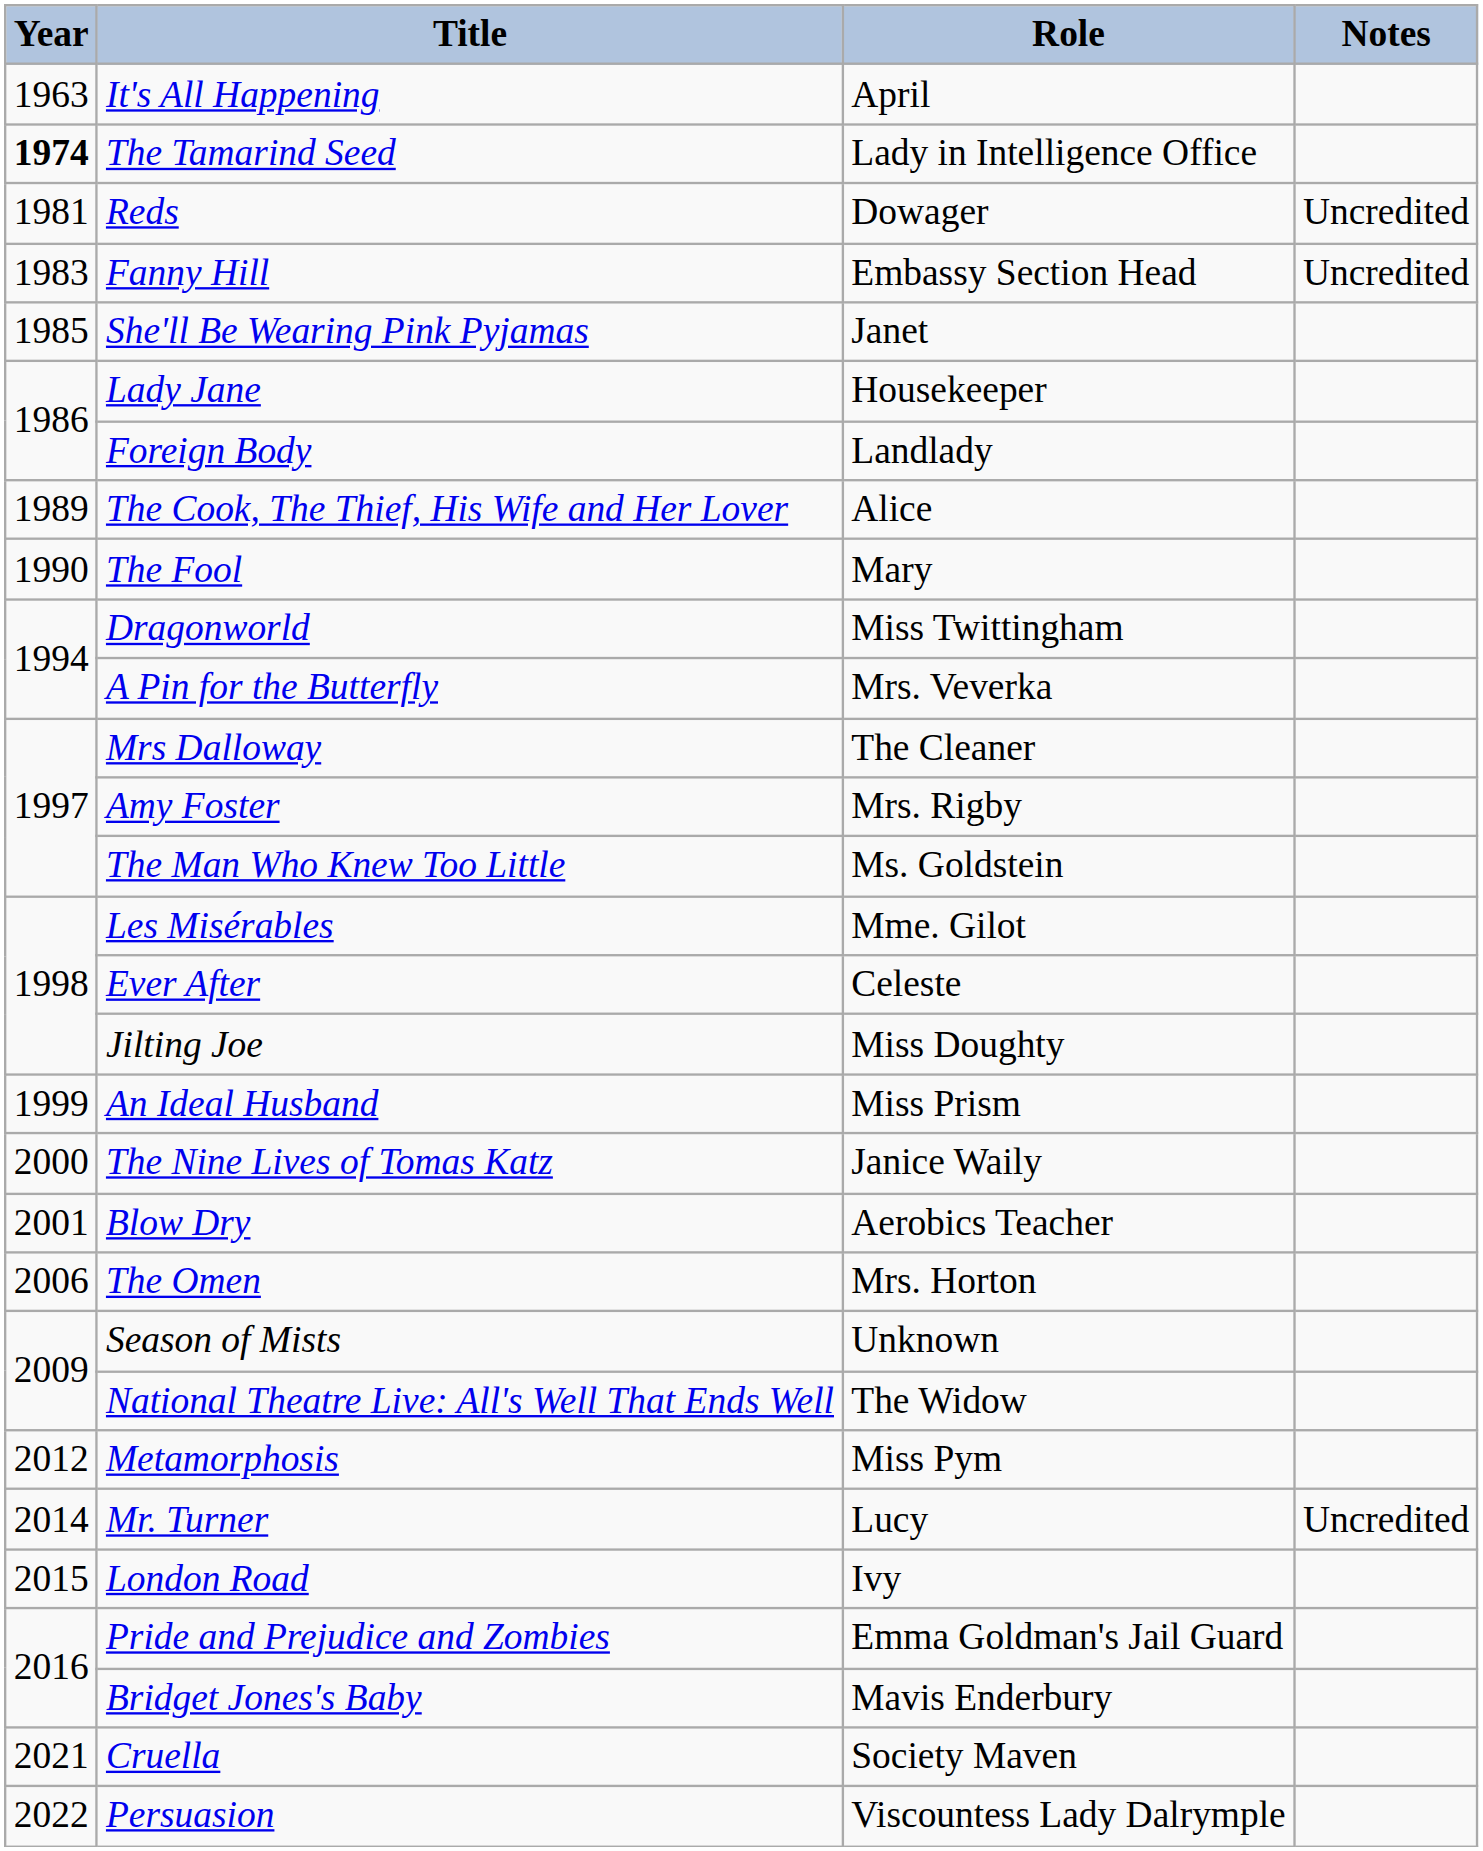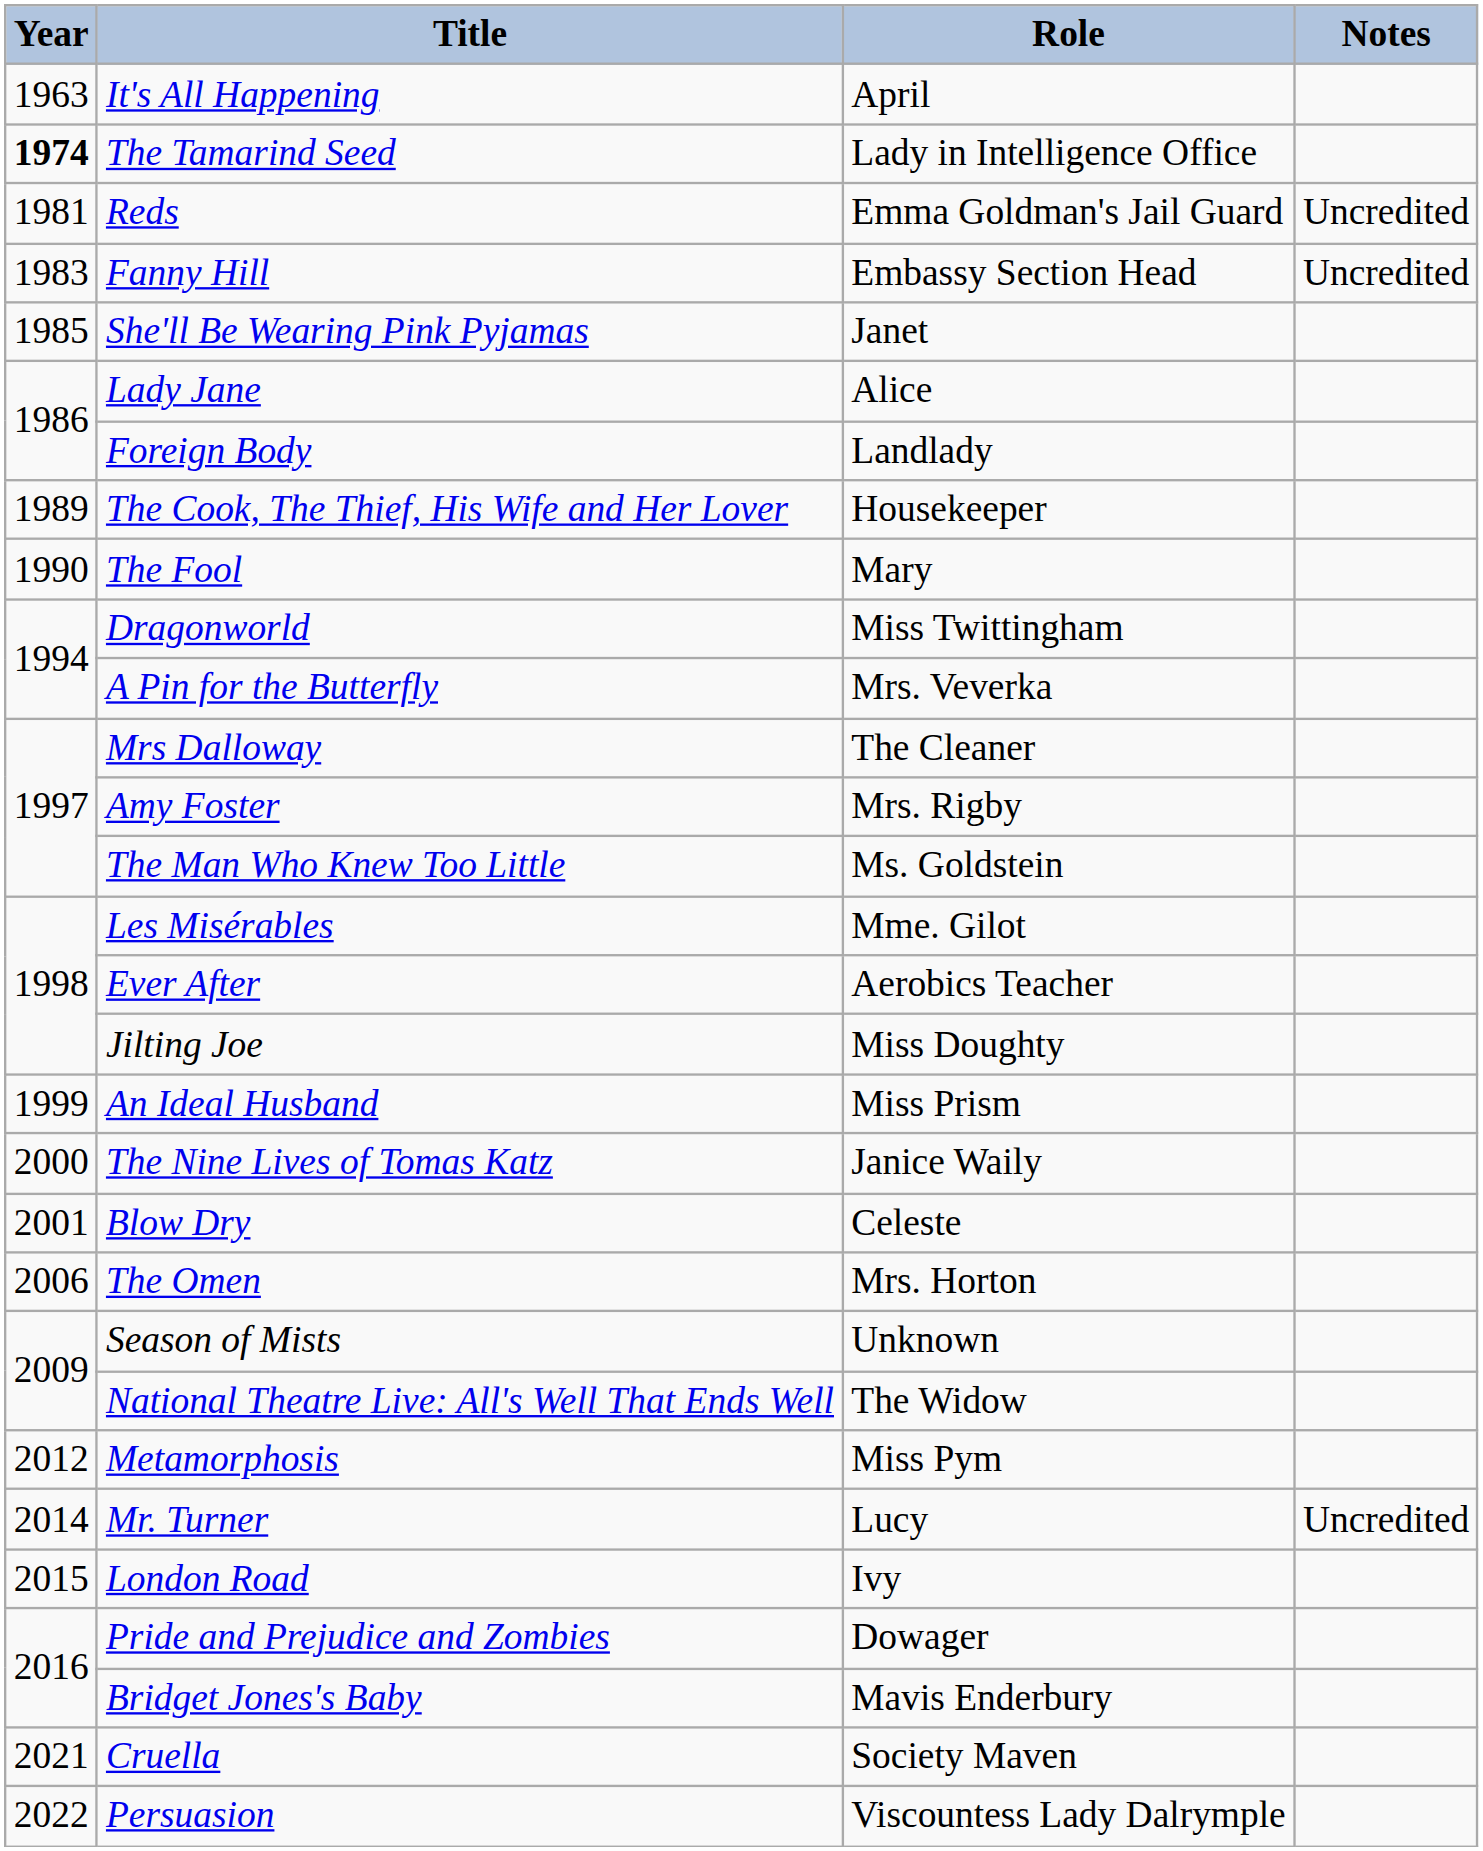(920, 212) Dowager -> (1067, 212) Emma Goldman's Jail Guard
(949, 390) Housekeeper -> (892, 390) Alice
(892, 509) Alice -> (949, 509) Housekeeper
(906, 984) Celeste -> (982, 984) Aerobics Teacher
(982, 1221) Aerobics Teacher -> (906, 1221) Celeste
(1067, 1637) Emma Goldman's Jail Guard -> (920, 1637) Dowager
